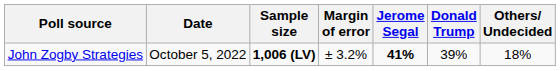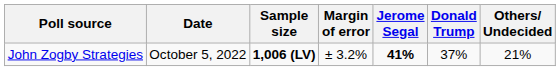(454, 54) 39% -> (454, 54) 37%
(518, 54) 18% -> (518, 54) 21%
